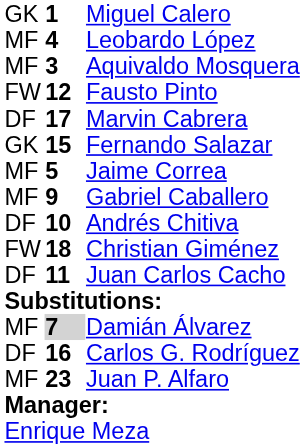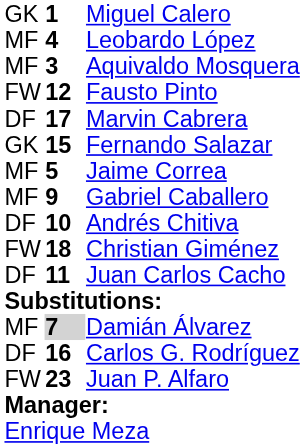(21, 379) MF -> (23, 379) FW
